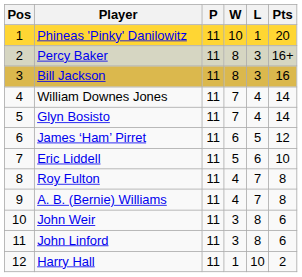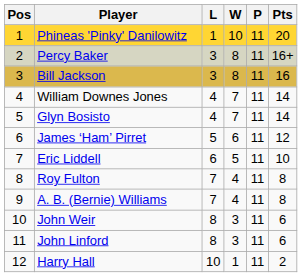columns swapped: (213, 14) <-> (258, 14)
